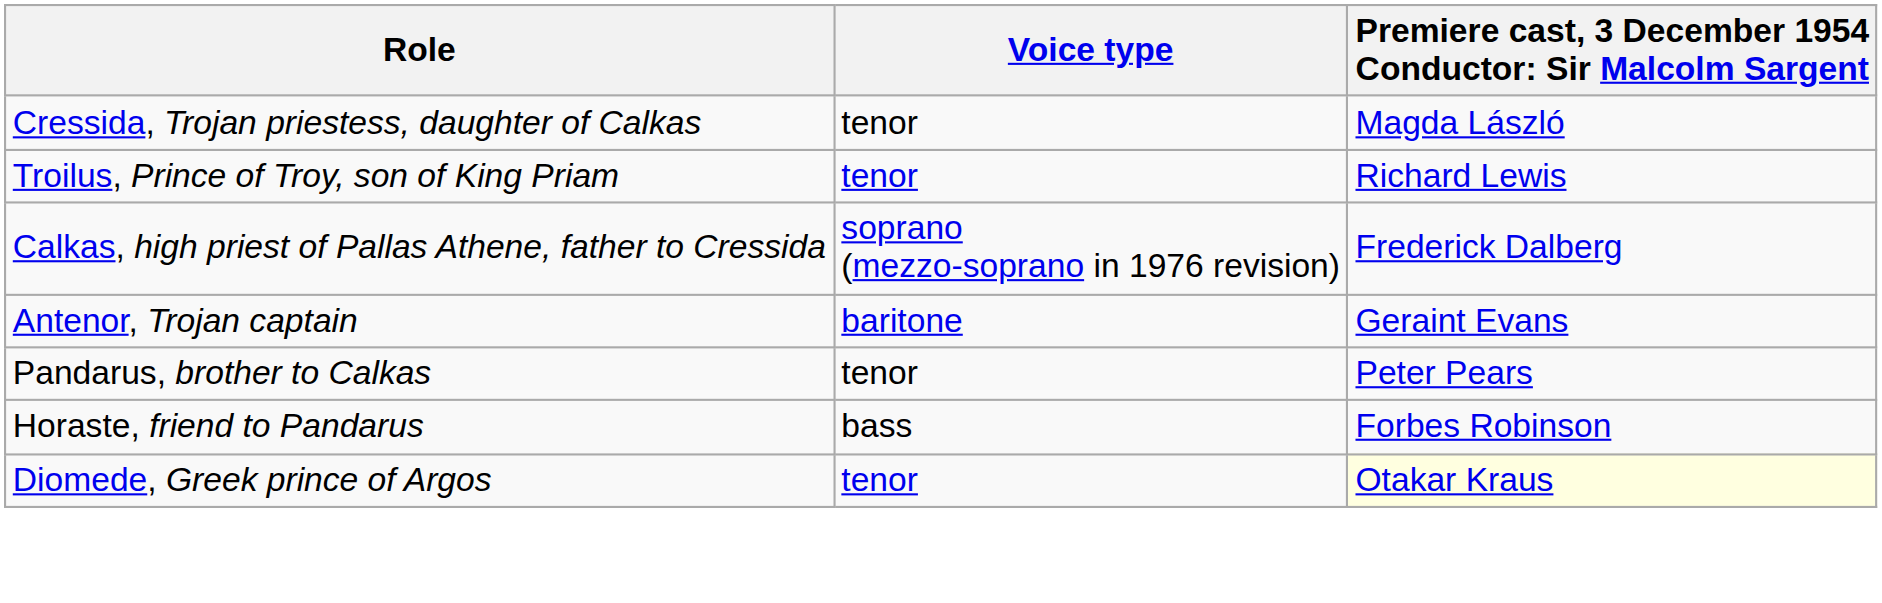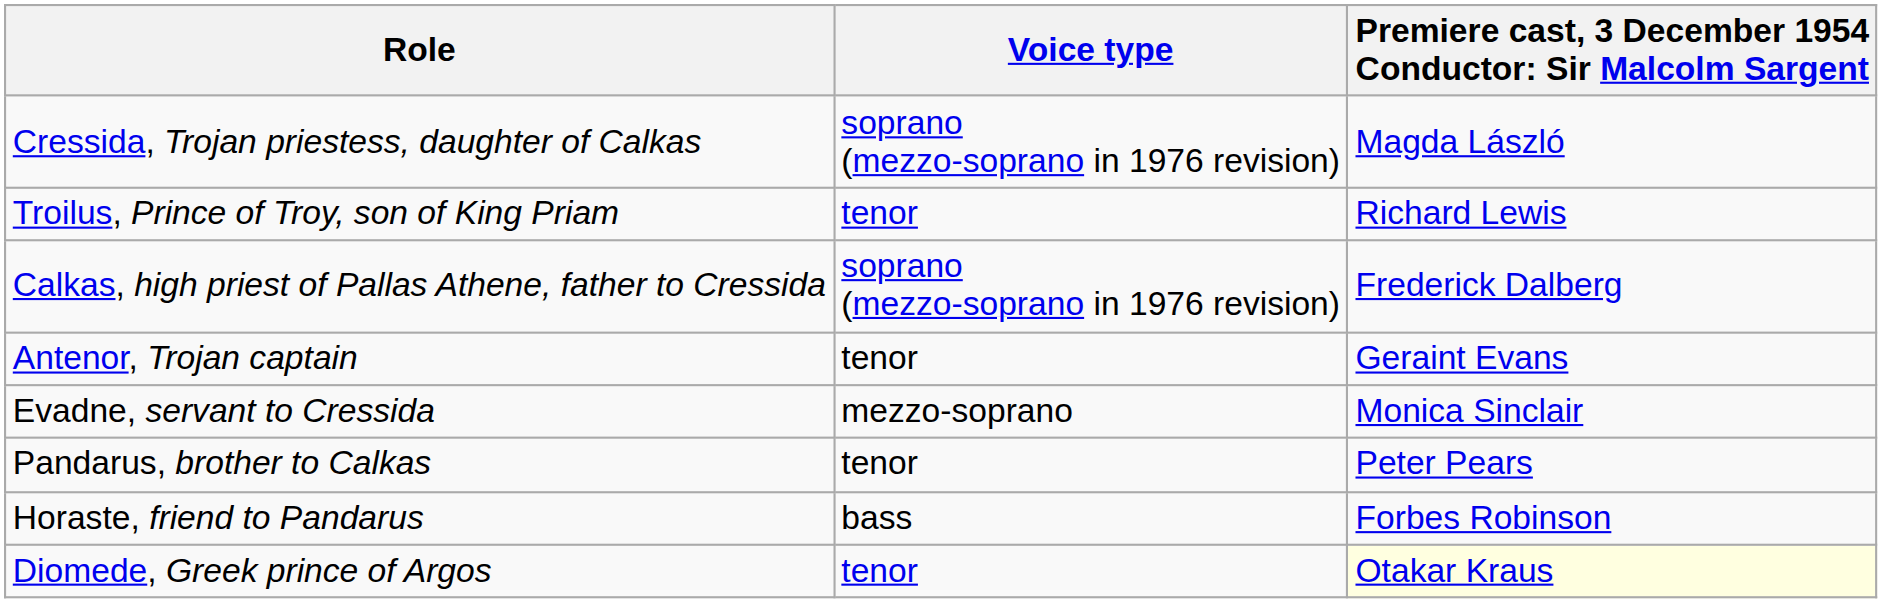(880, 122) tenor -> (1091, 141) soprano (mezzo-soprano in 1976 revision)
(902, 319) baritone -> (880, 357) tenor
+ row: (224, 410)
